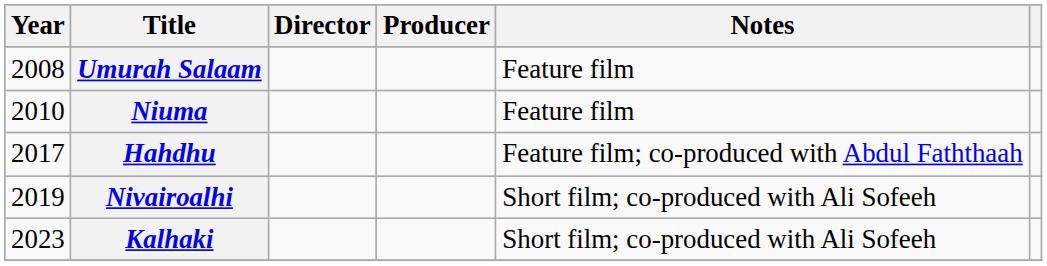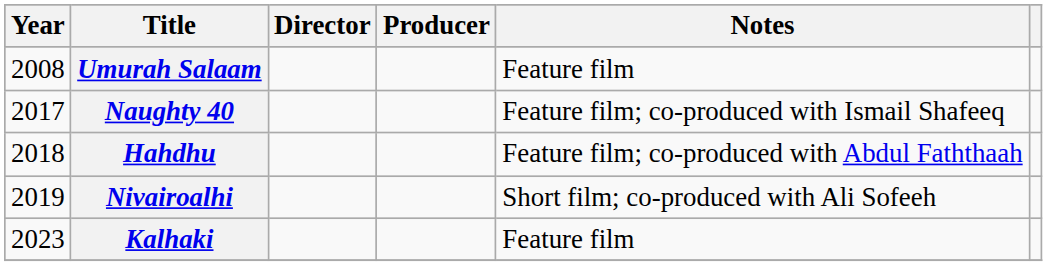- row: (169, 111)
+ row: (169, 111)
(38, 153) 2017 -> (38, 153) 2018
(719, 238) Short film; co-produced with Ali Sofeeh -> (568, 238) Feature film
